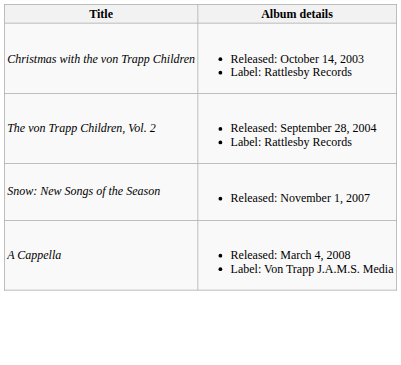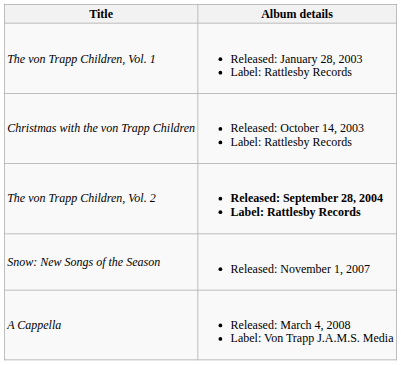+ row: (81, 58)
(297, 135) normal -> (297, 205) bold
